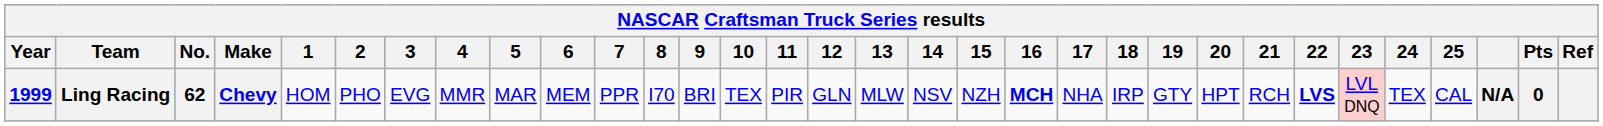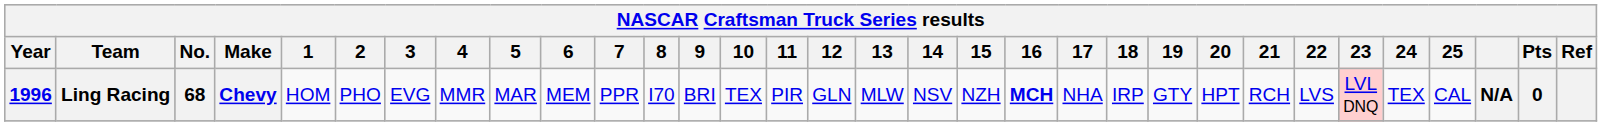(31, 95) 1999 -> (31, 95) 1996
(195, 95) 62 -> (195, 95) 68
(1317, 95) bold -> (1317, 95) normal
